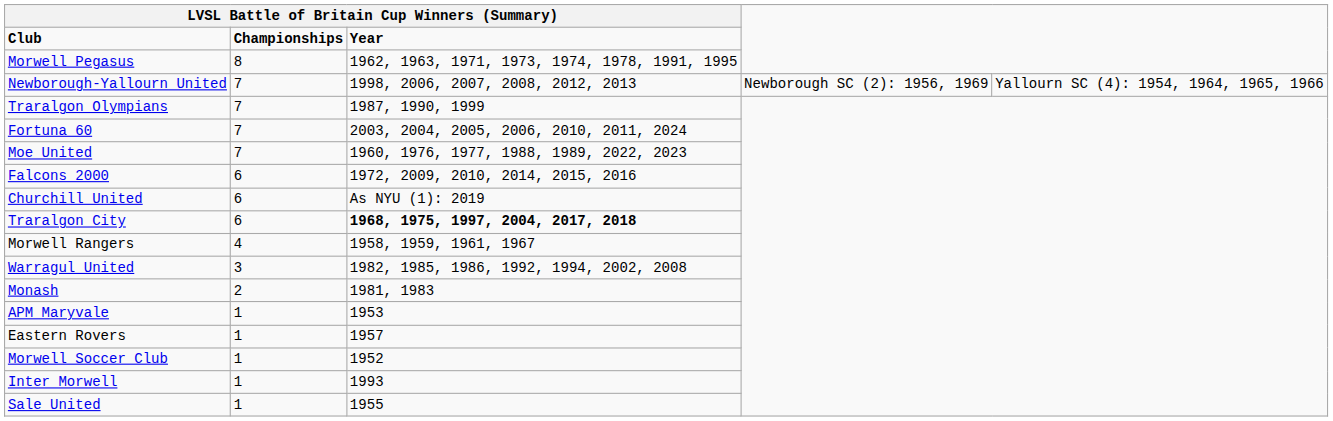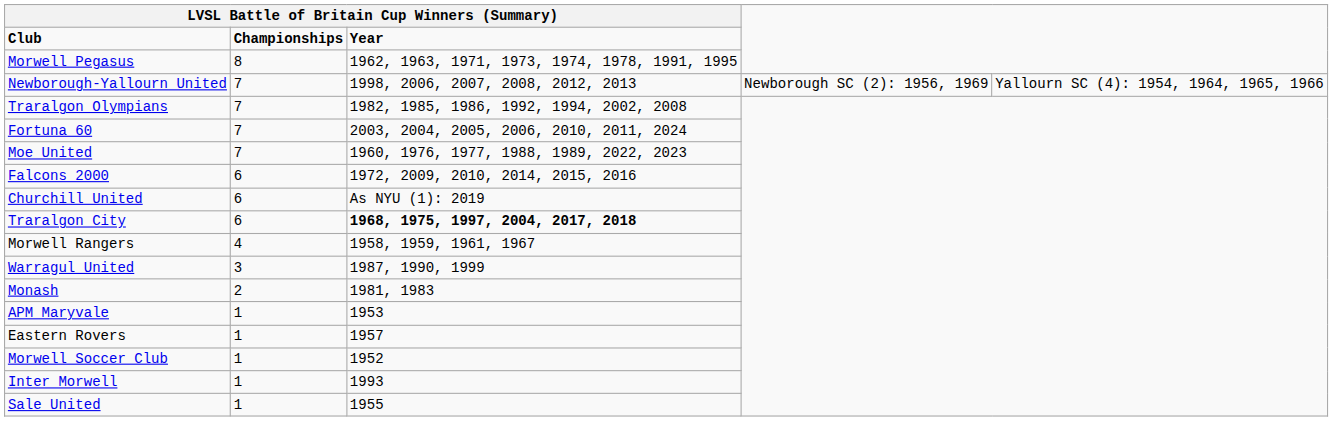(417, 108) 1987, 1990, 1999 -> (518, 108) 1982, 1985, 1986, 1992, 1994, 2002, 2008
(518, 268) 1982, 1985, 1986, 1992, 1994, 2002, 2008 -> (417, 268) 1987, 1990, 1999
